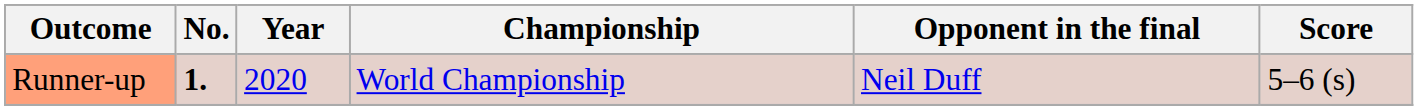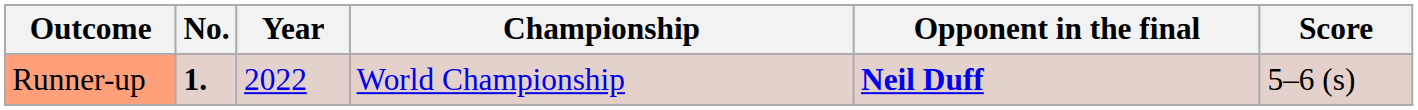(275, 79) 2020 -> (275, 79) 2022
(921, 79) normal -> (922, 79) bold
